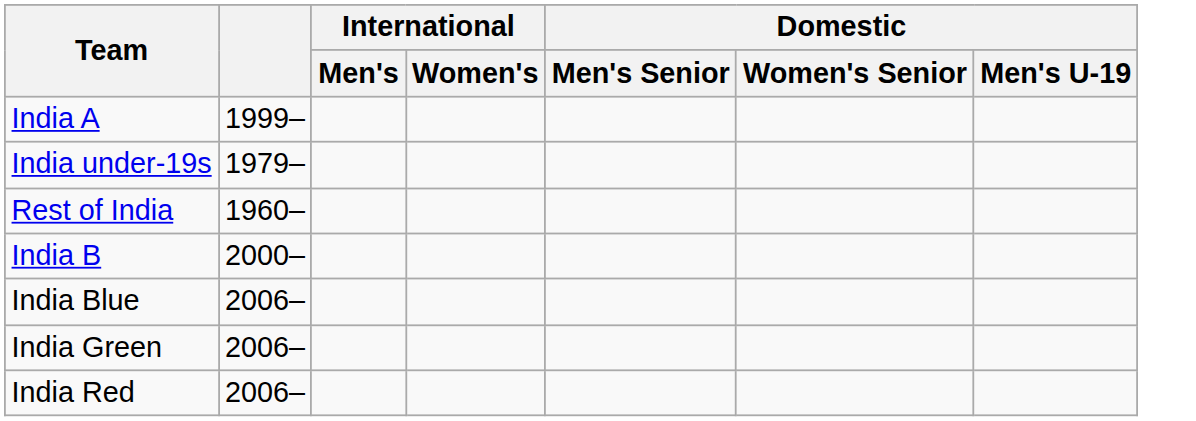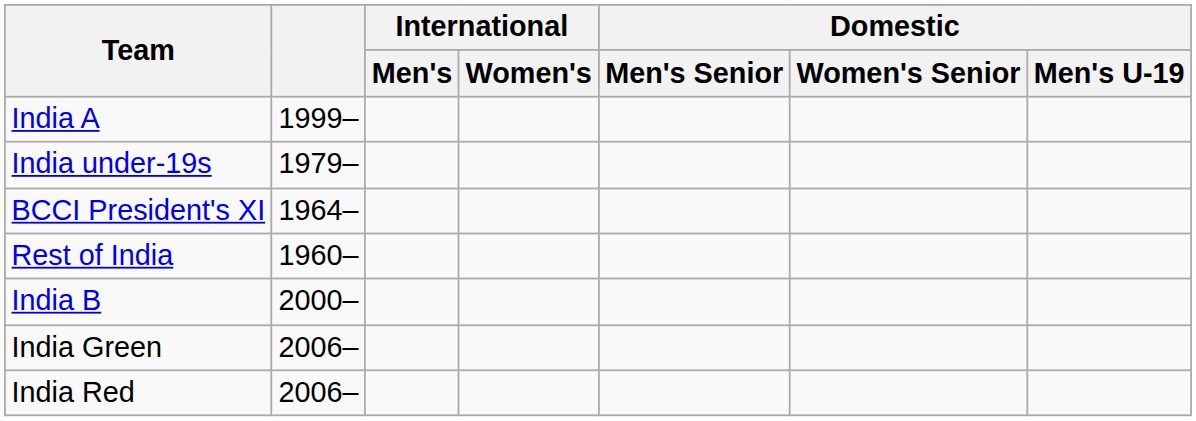+ row: (138, 210)
- row: (76, 301)
